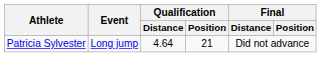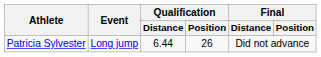(163, 44) 4.64 -> (163, 44) 6.44
(207, 44) 21 -> (207, 44) 26
